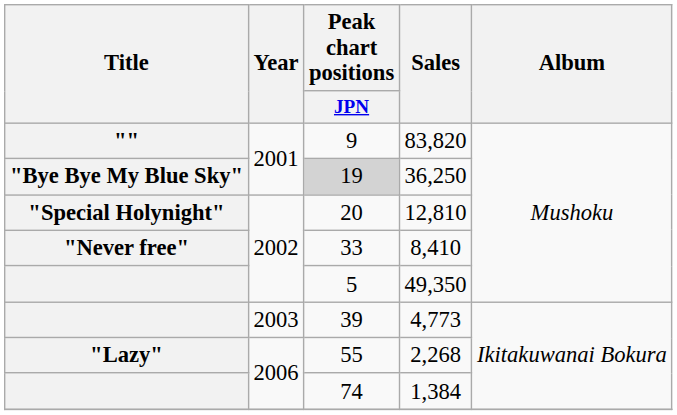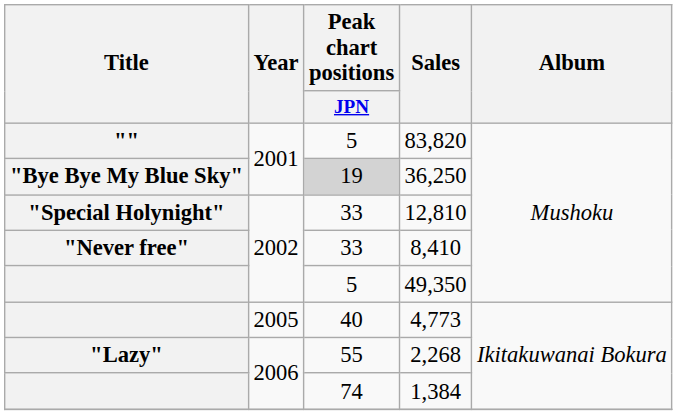(352, 140) 9 -> (352, 140) 5
(352, 212) 20 -> (352, 212) 33
(276, 319) 2003 -> (276, 319) 2005
(352, 319) 39 -> (352, 319) 40
